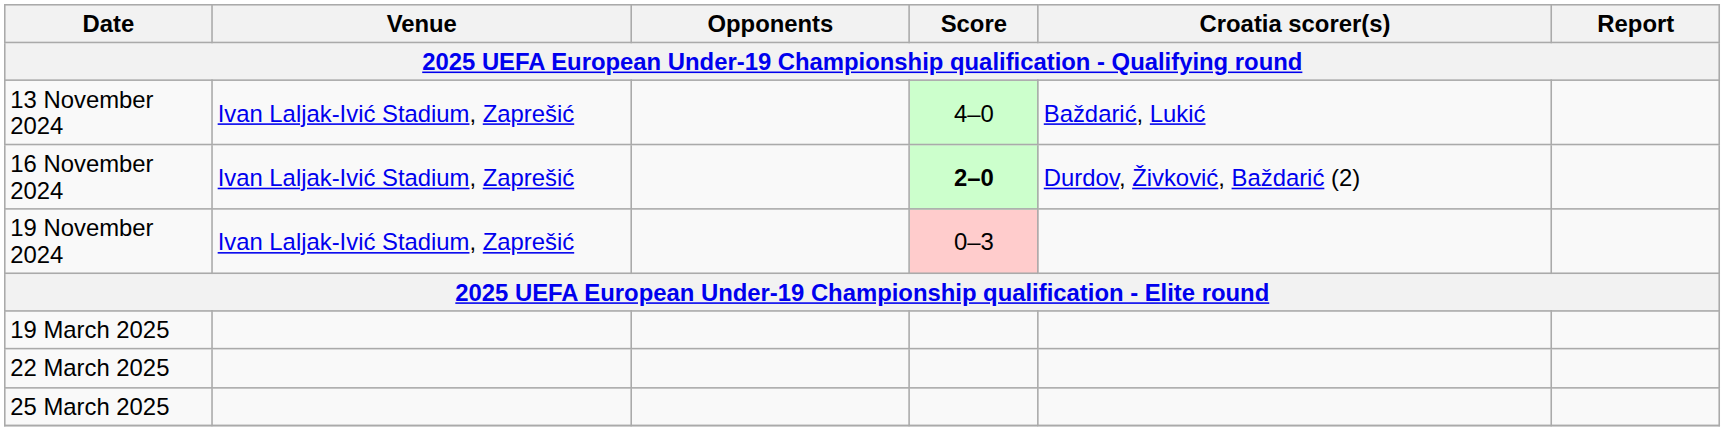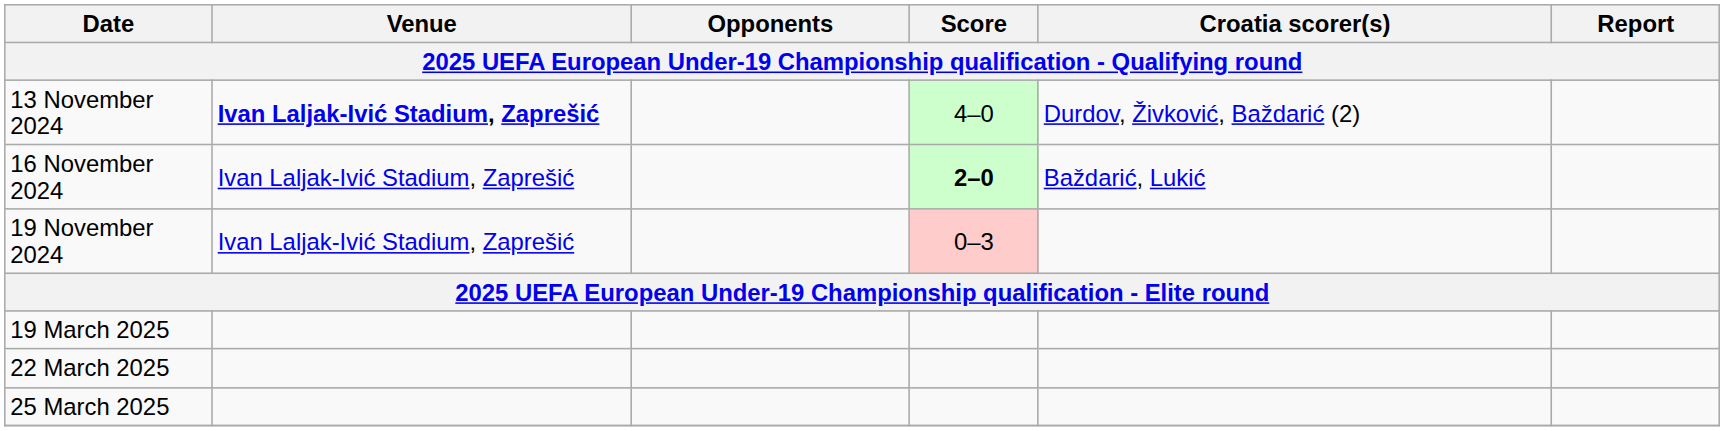(396, 113) normal -> (409, 113) bold
(1125, 113) Baždarić, Lukić -> (1202, 113) Durdov, Živković, Baždarić (2)
(1202, 177) Durdov, Živković, Baždarić (2) -> (1125, 177) Baždarić, Lukić
